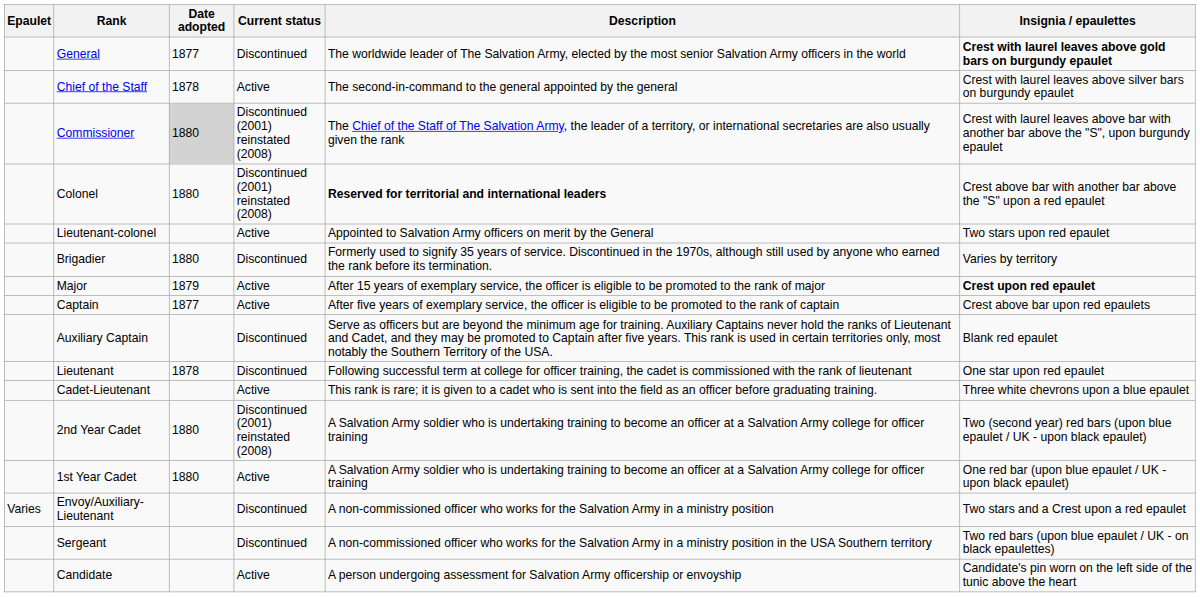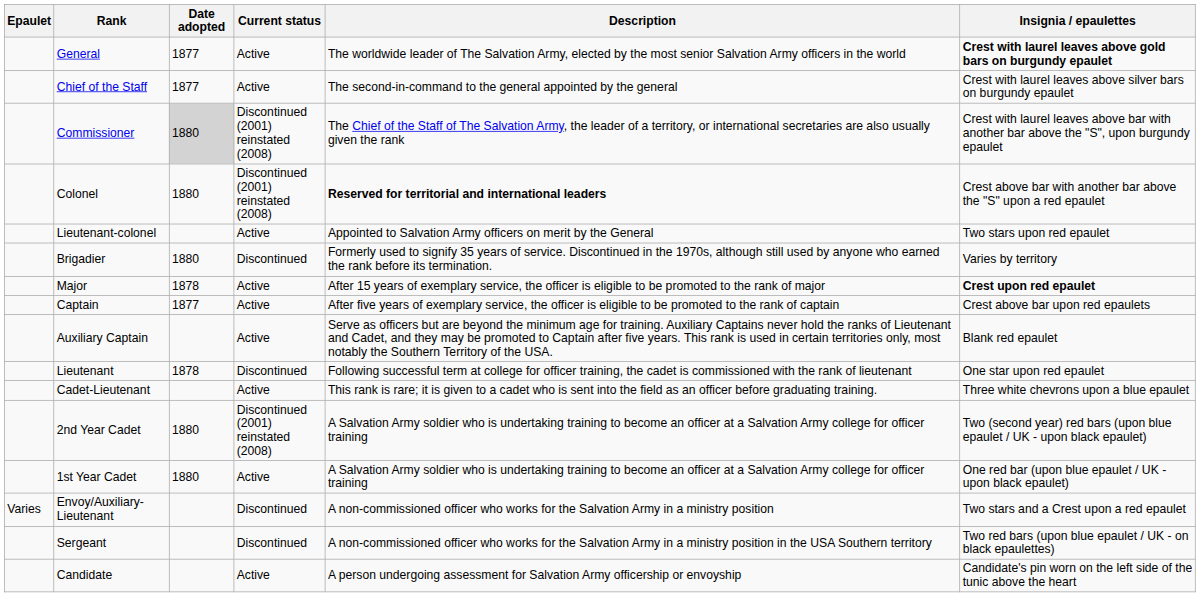(272, 53) Discontinued -> (253, 53) Active
(186, 86) 1878 -> (186, 86) 1877
(186, 285) 1879 -> (186, 285) 1878
(272, 338) Discontinued -> (253, 338) Active
